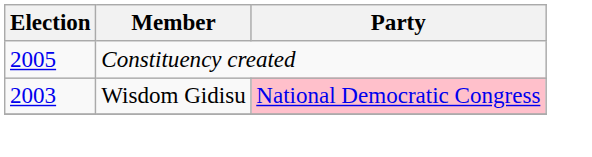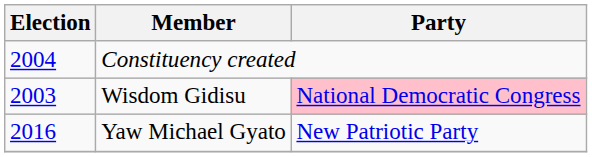(33, 59) 2005 -> (33, 59) 2004
+ row: (194, 132)
